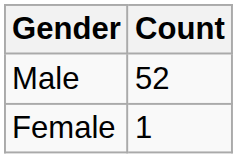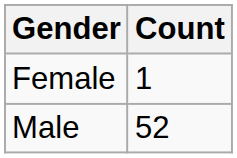rows swapped: (46, 78) <-> (64, 127)
